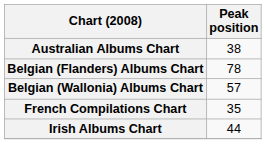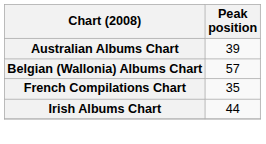(234, 48) 38 -> (233, 48) 39
- row: (105, 68)
